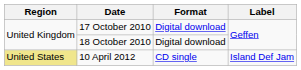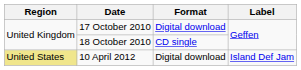(190, 42) Digital download -> (176, 42) CD single
(176, 57) CD single -> (190, 57) Digital download
